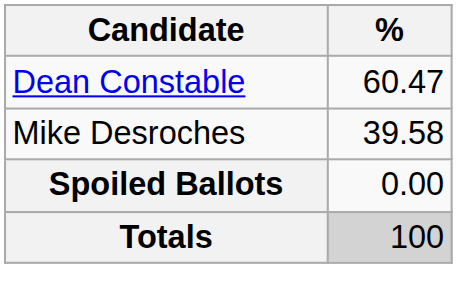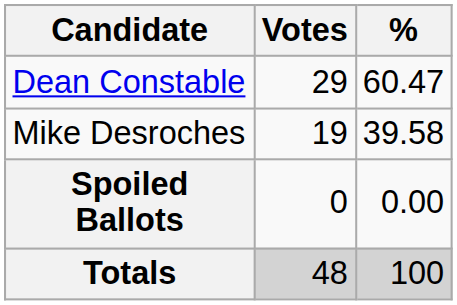+ column: (305, 30)
